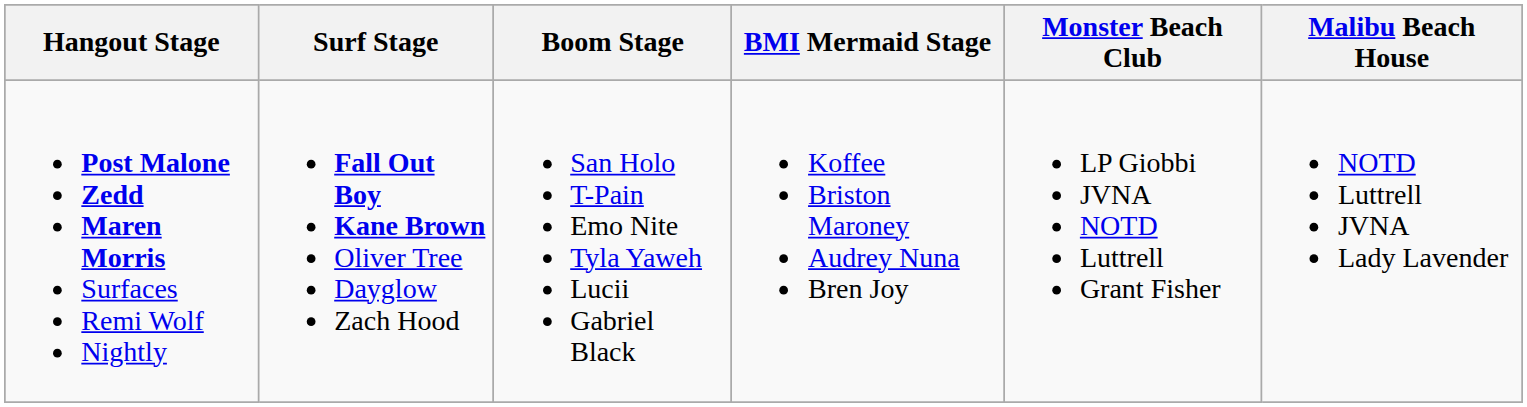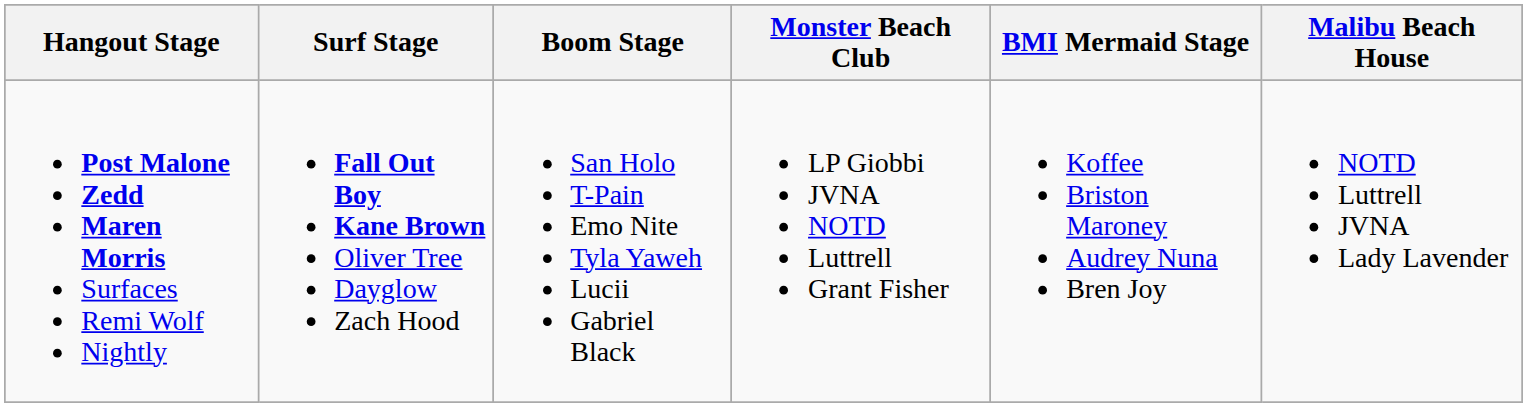columns swapped: (868, 42) <-> (1132, 42)
